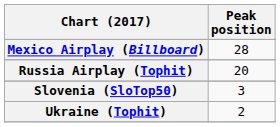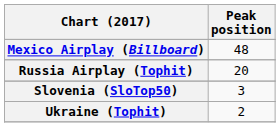(241, 50) 28 -> (241, 50) 48
